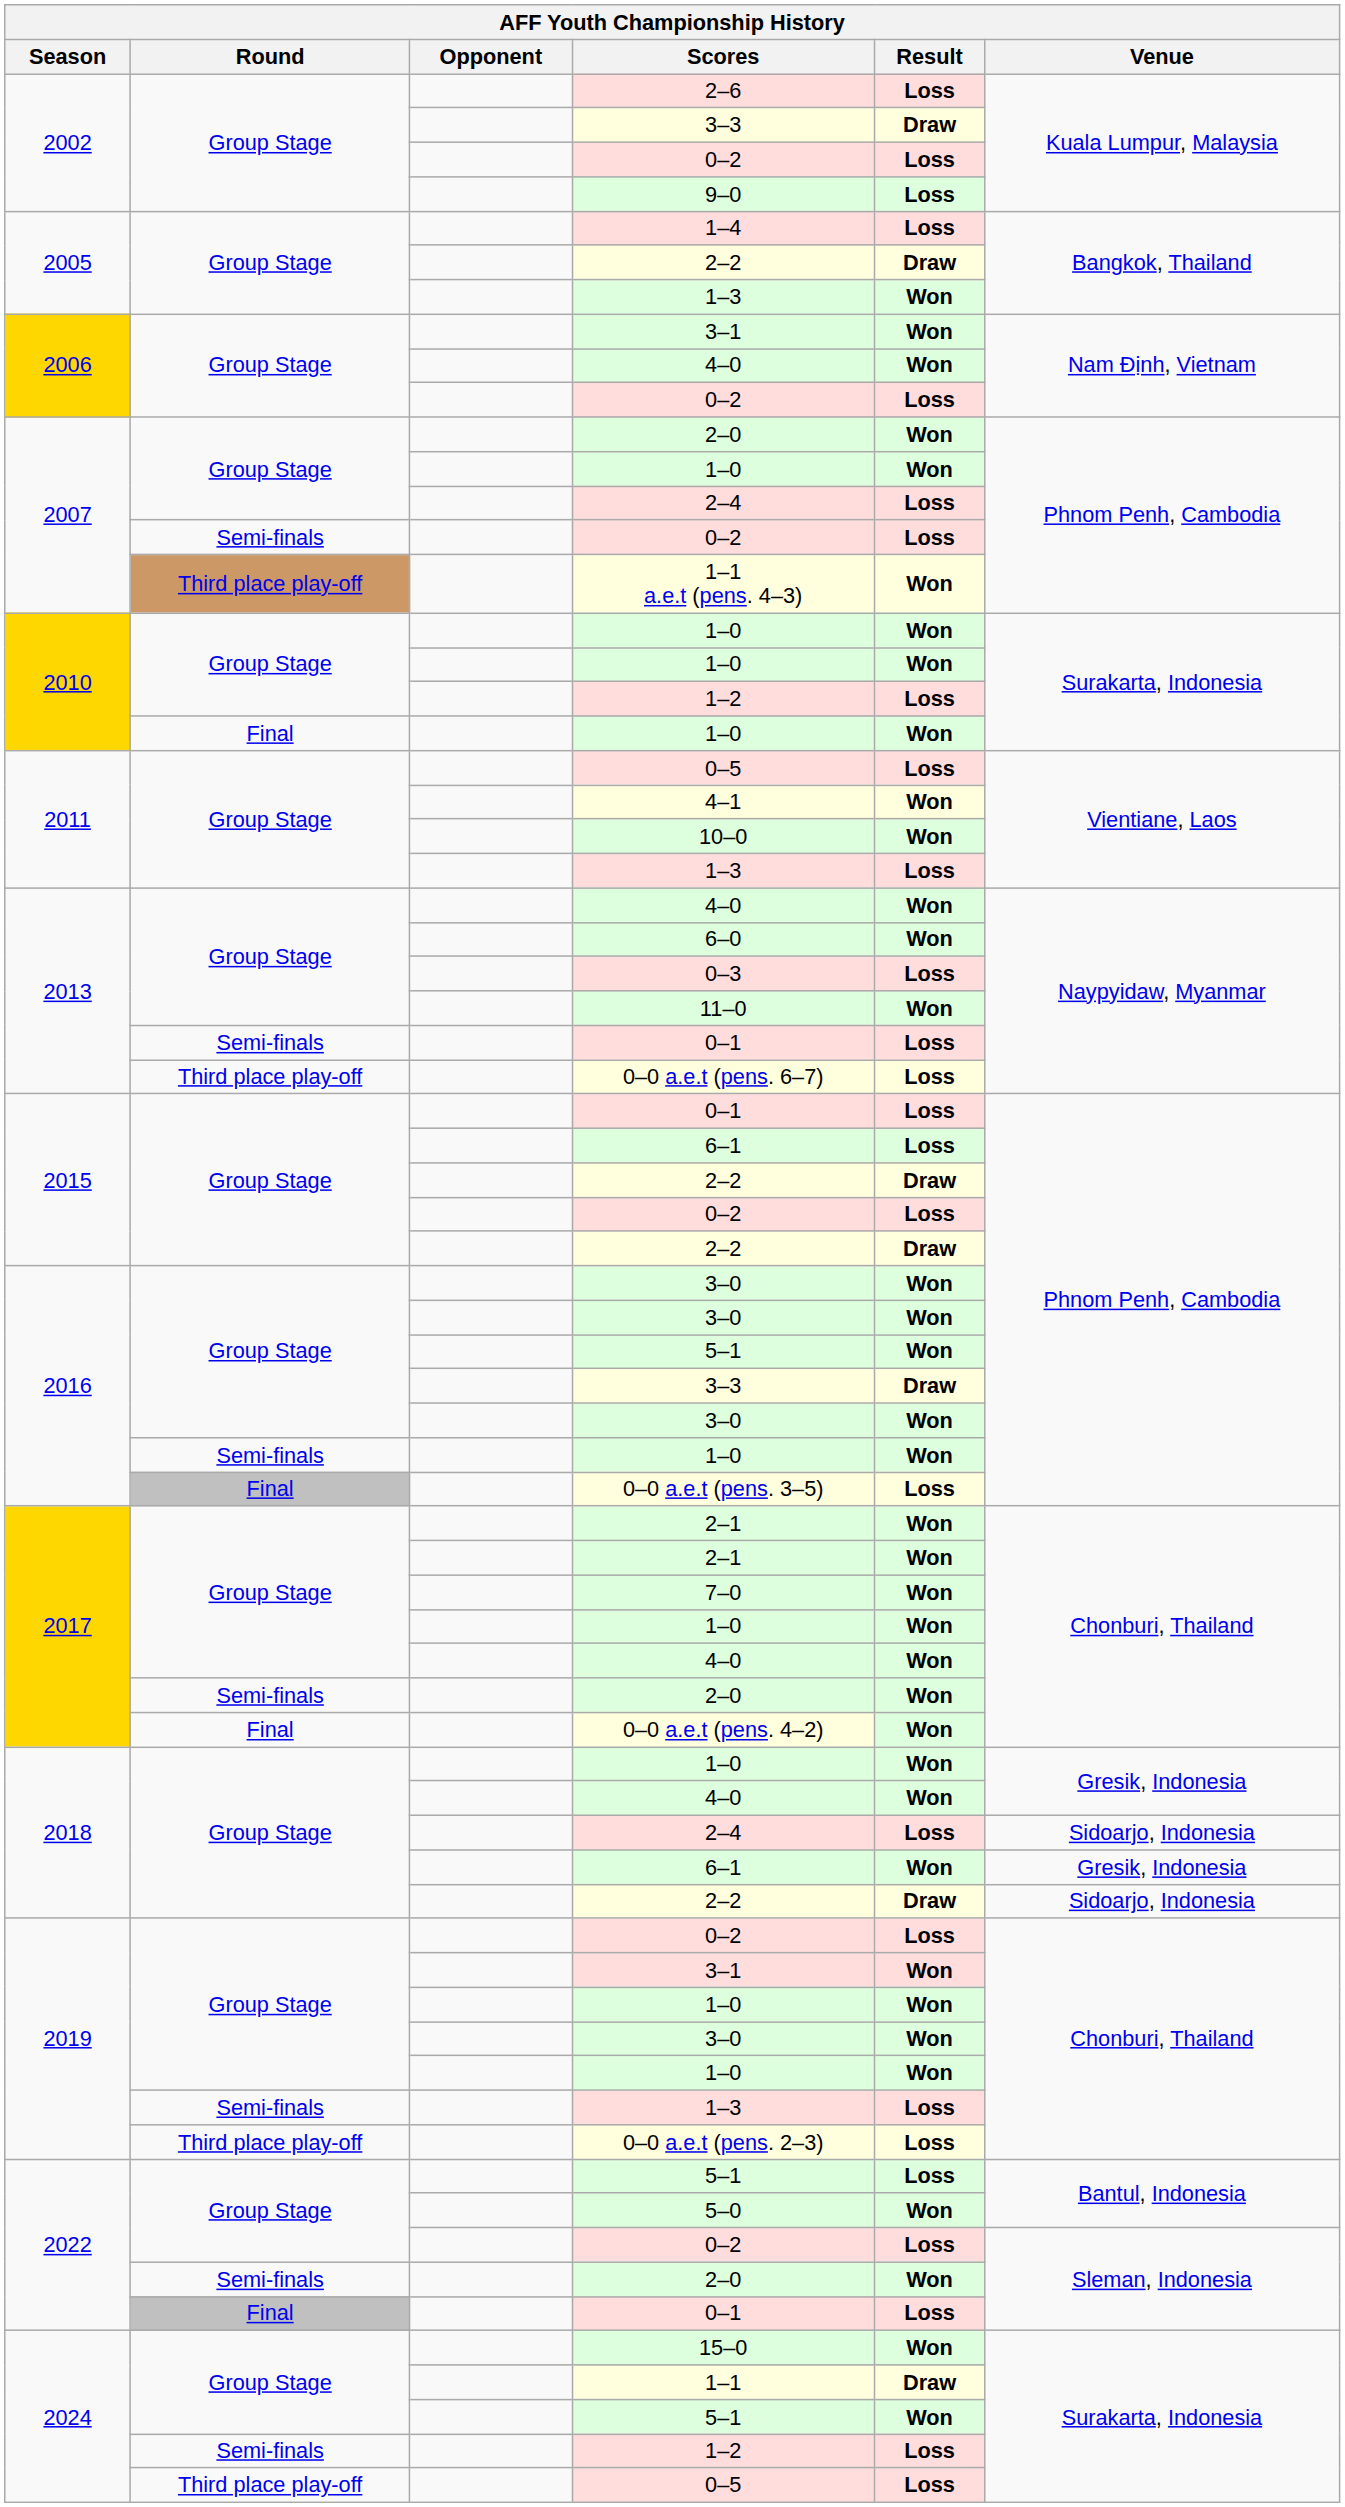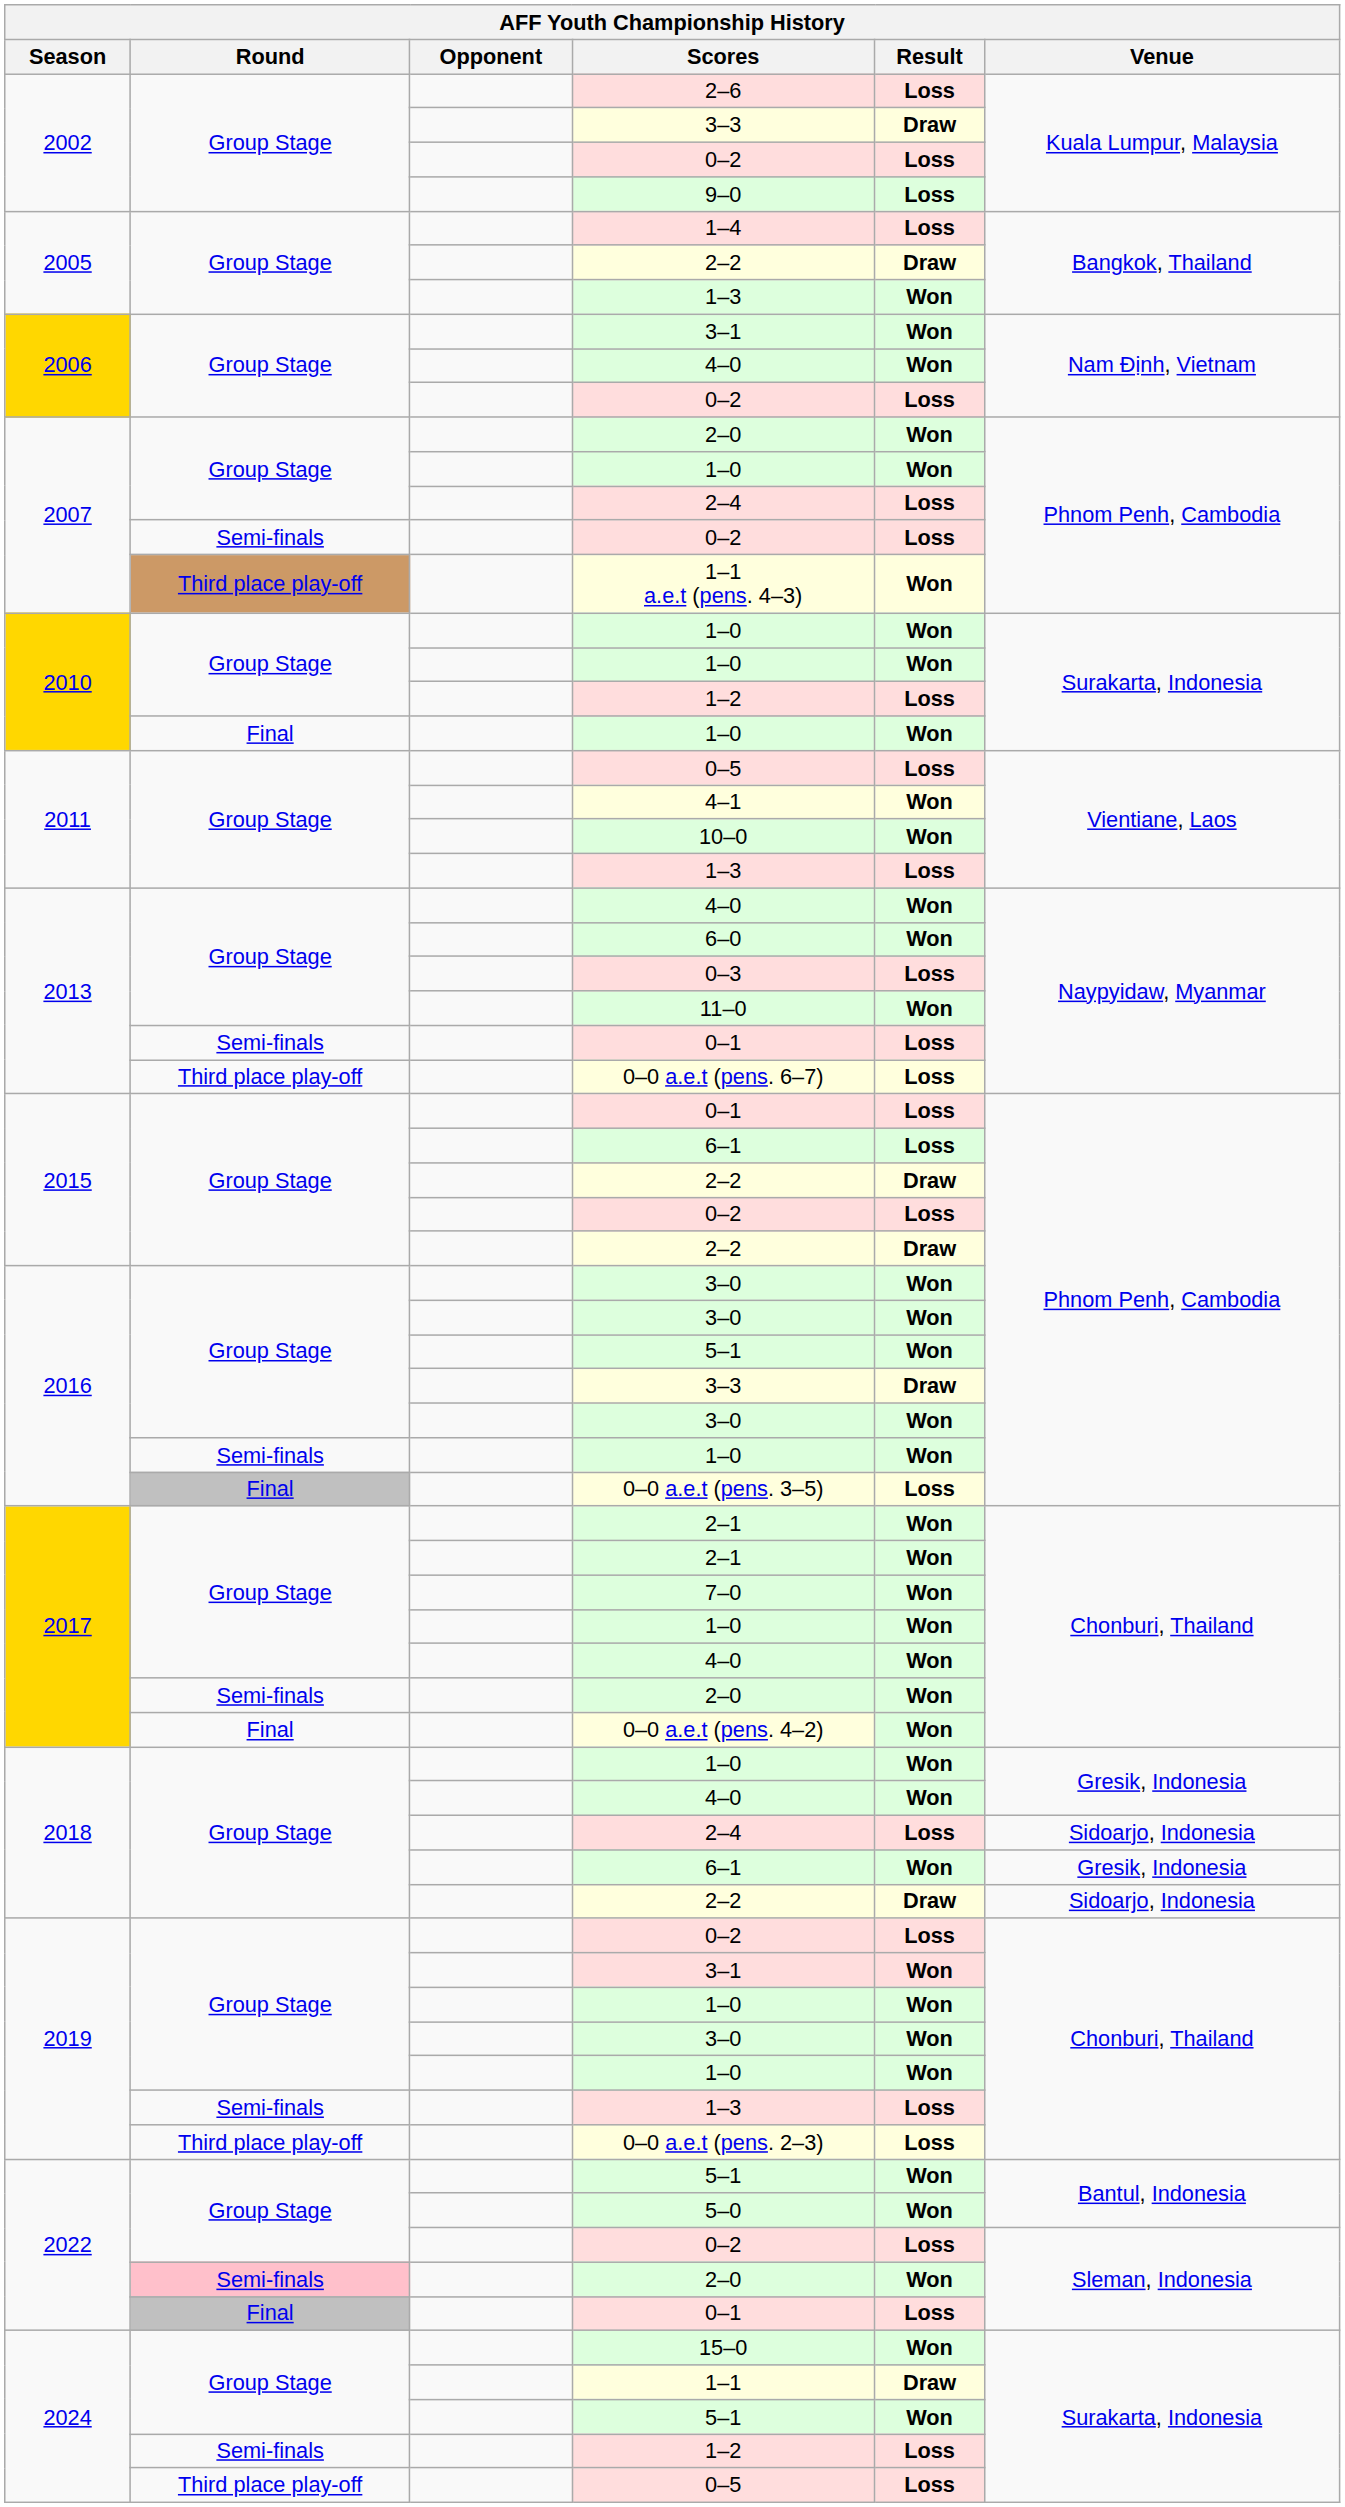(930, 2176) Loss -> (930, 2176) Won
(270, 2279) no background -> (270, 2279) pink background
